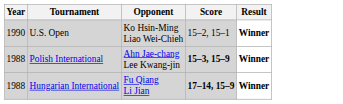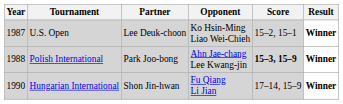+ column: (155, 12)
(16, 33) 1990 -> (16, 33) 1987
(16, 86) 1988 -> (16, 86) 1990
(211, 86) bold -> (278, 86) normal
